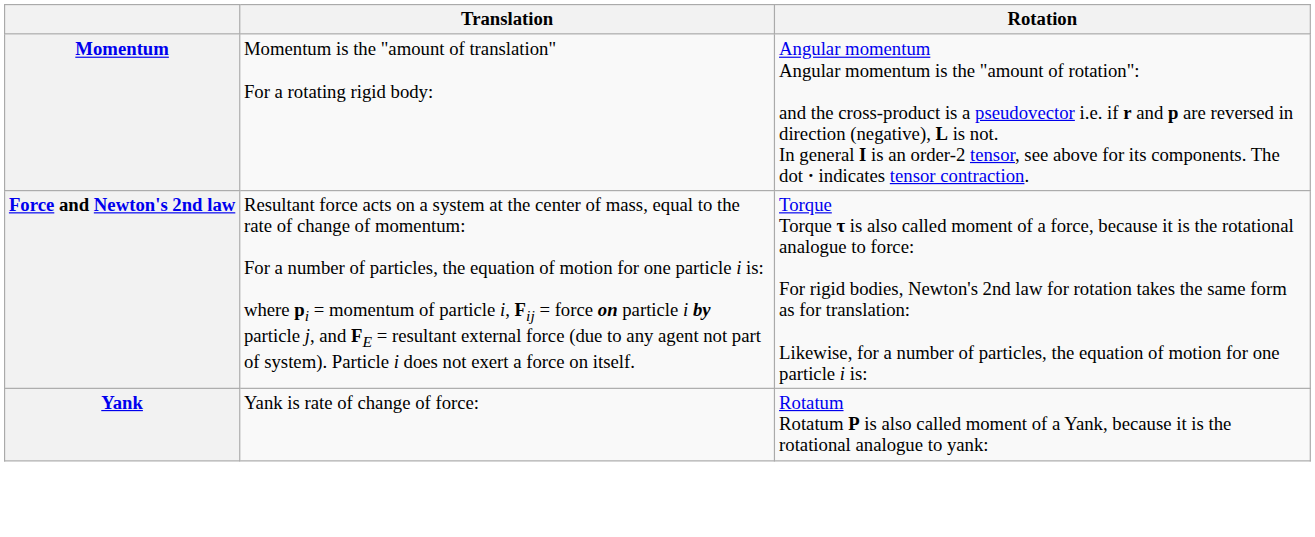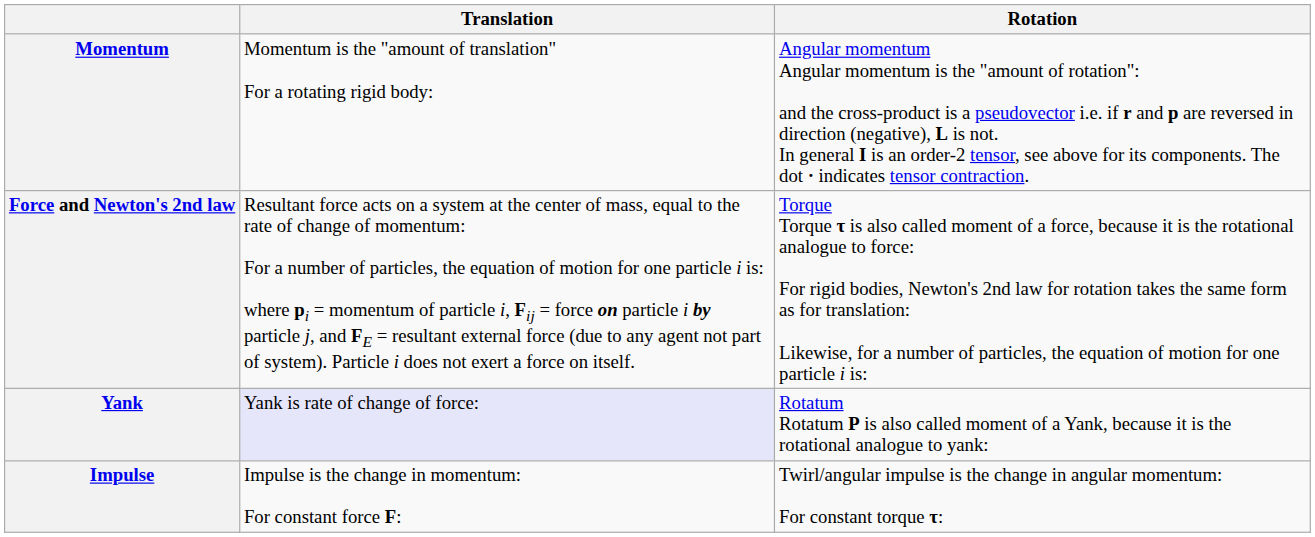(361, 403) no background -> (361, 403) lavender background
+ row: (122, 475)
